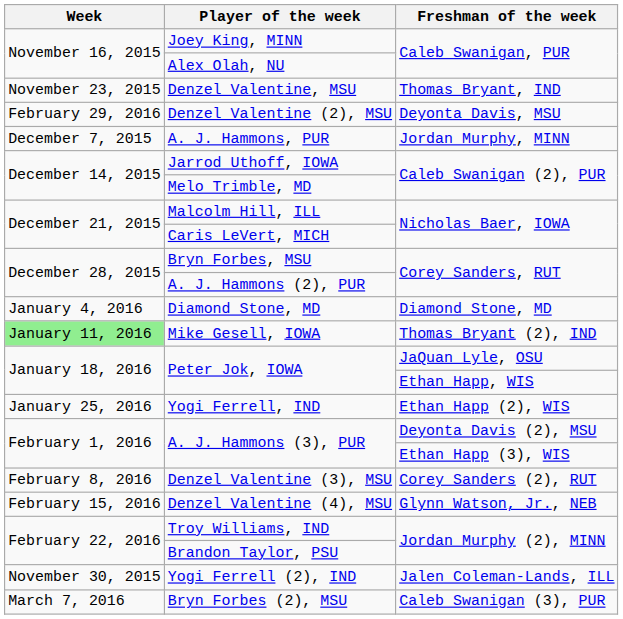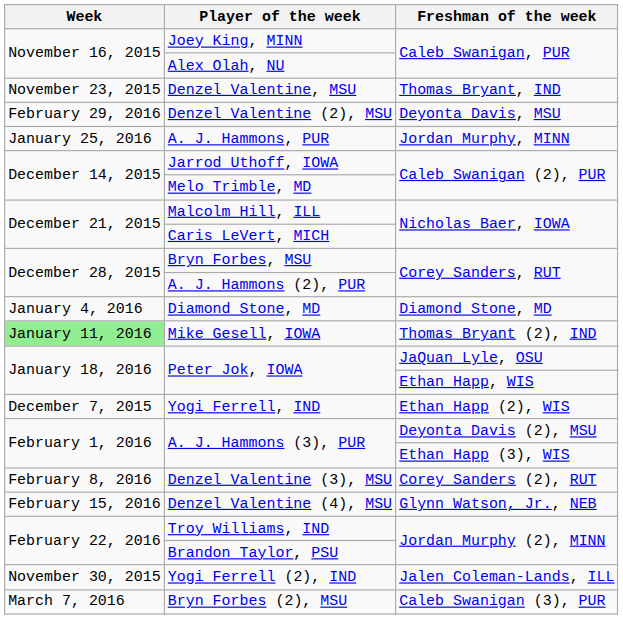(80, 139) December 7, 2015 -> (80, 139) January 25, 2016
(80, 407) January 25, 2016 -> (80, 407) December 7, 2015
